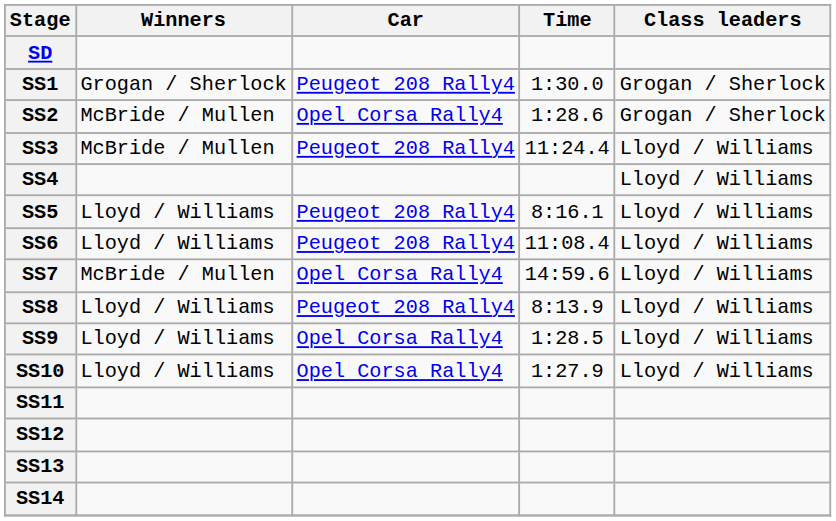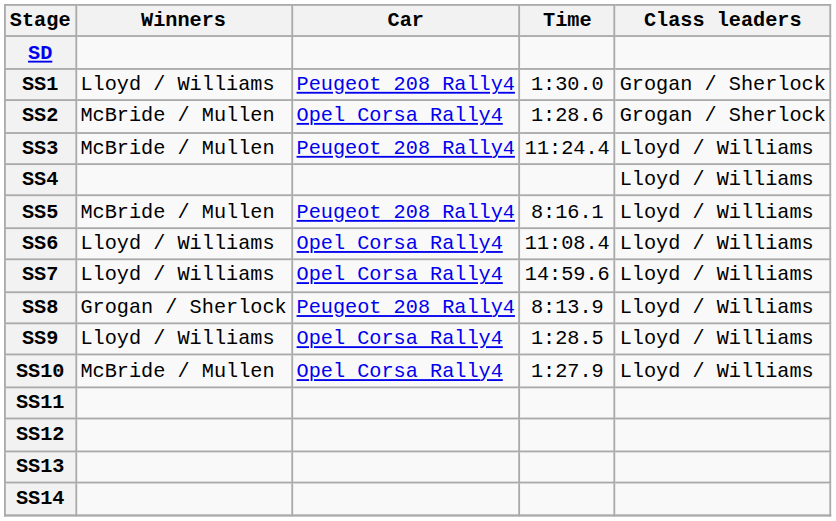(184, 85) Grogan / Sherlock -> (177, 85) Lloyd / Williams
(177, 212) Lloyd / Williams -> (177, 212) McBride / Mullen
(406, 244) Peugeot 208 Rally4 -> (400, 244) Opel Corsa Rally4
(177, 276) McBride / Mullen -> (177, 276) Lloyd / Williams
(177, 308) Lloyd / Williams -> (184, 308) Grogan / Sherlock
(177, 371) Lloyd / Williams -> (177, 371) McBride / Mullen
